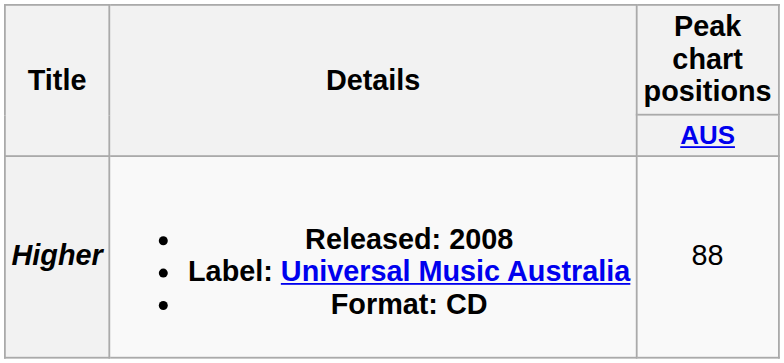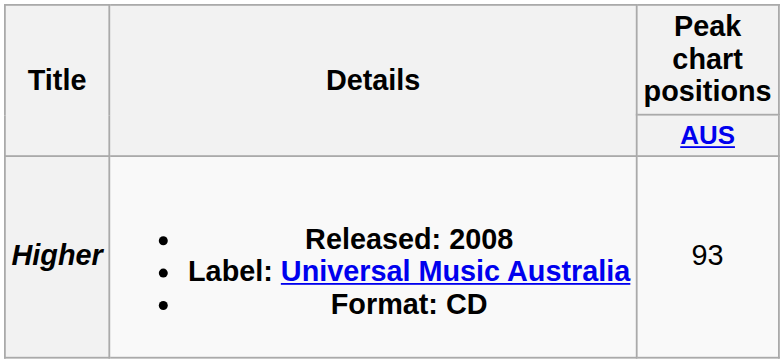(708, 256) 88 -> (708, 256) 93
